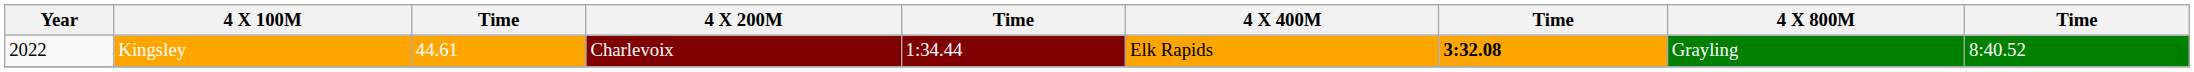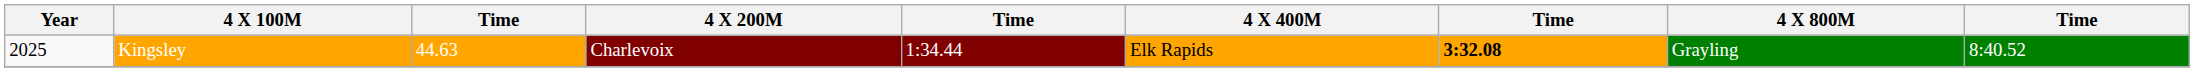(28, 50) 2022 -> (28, 50) 2025
(437, 50) 44.61 -> (437, 50) 44.63
